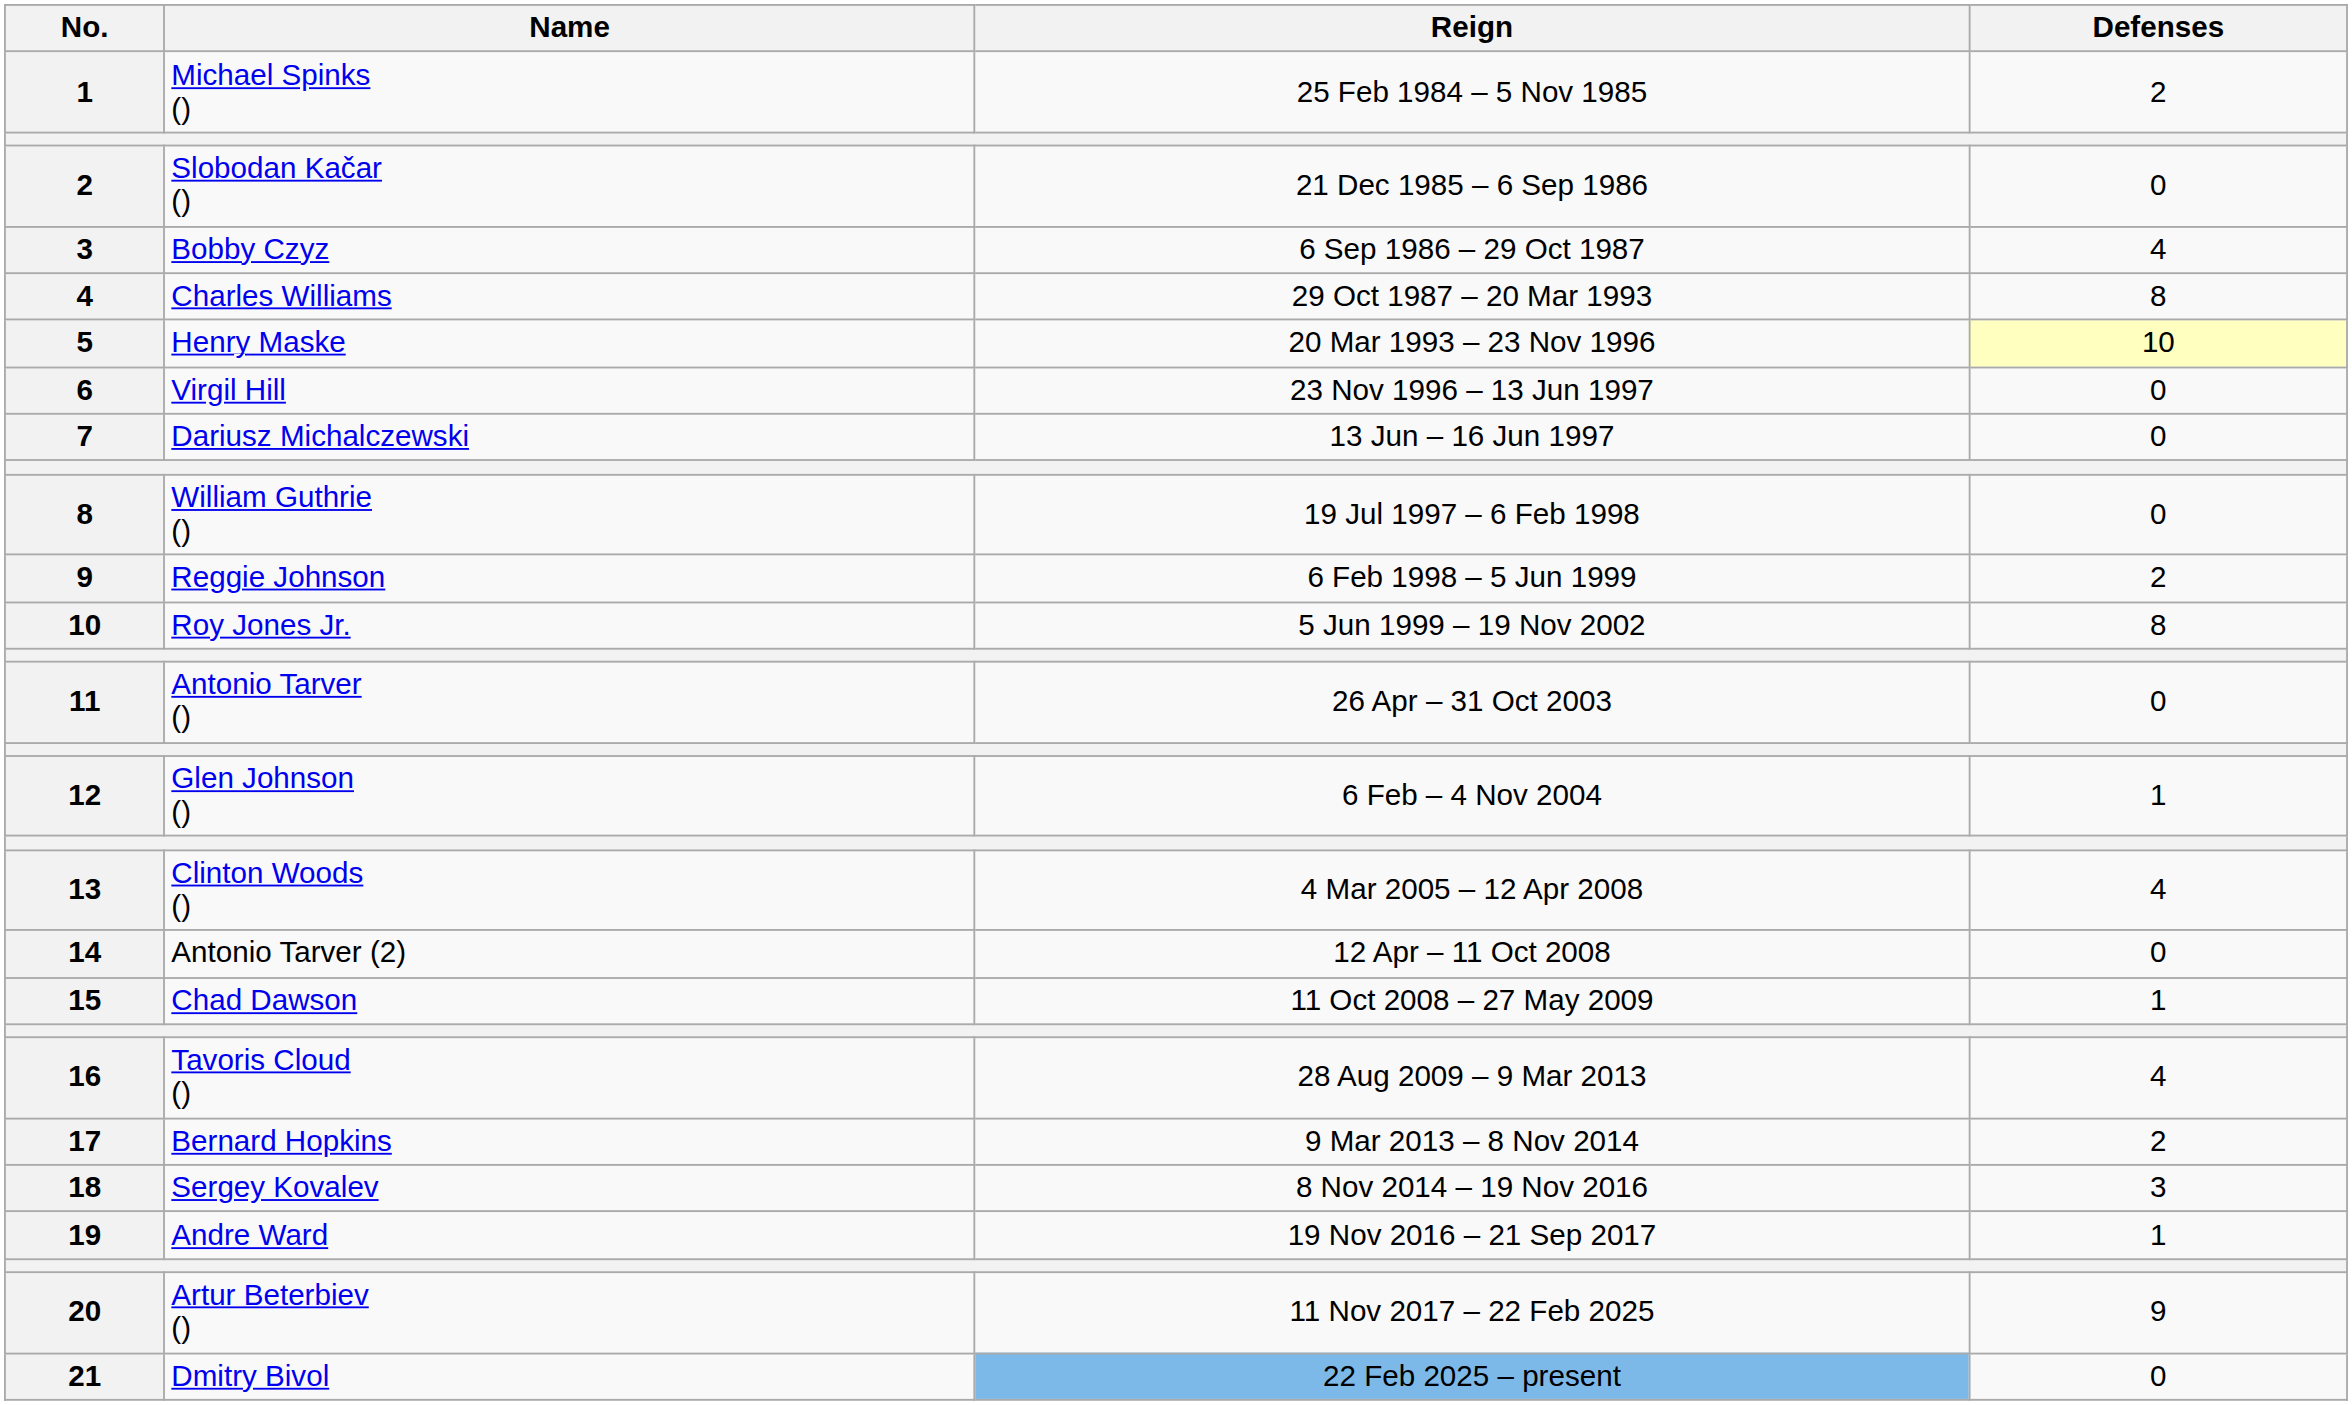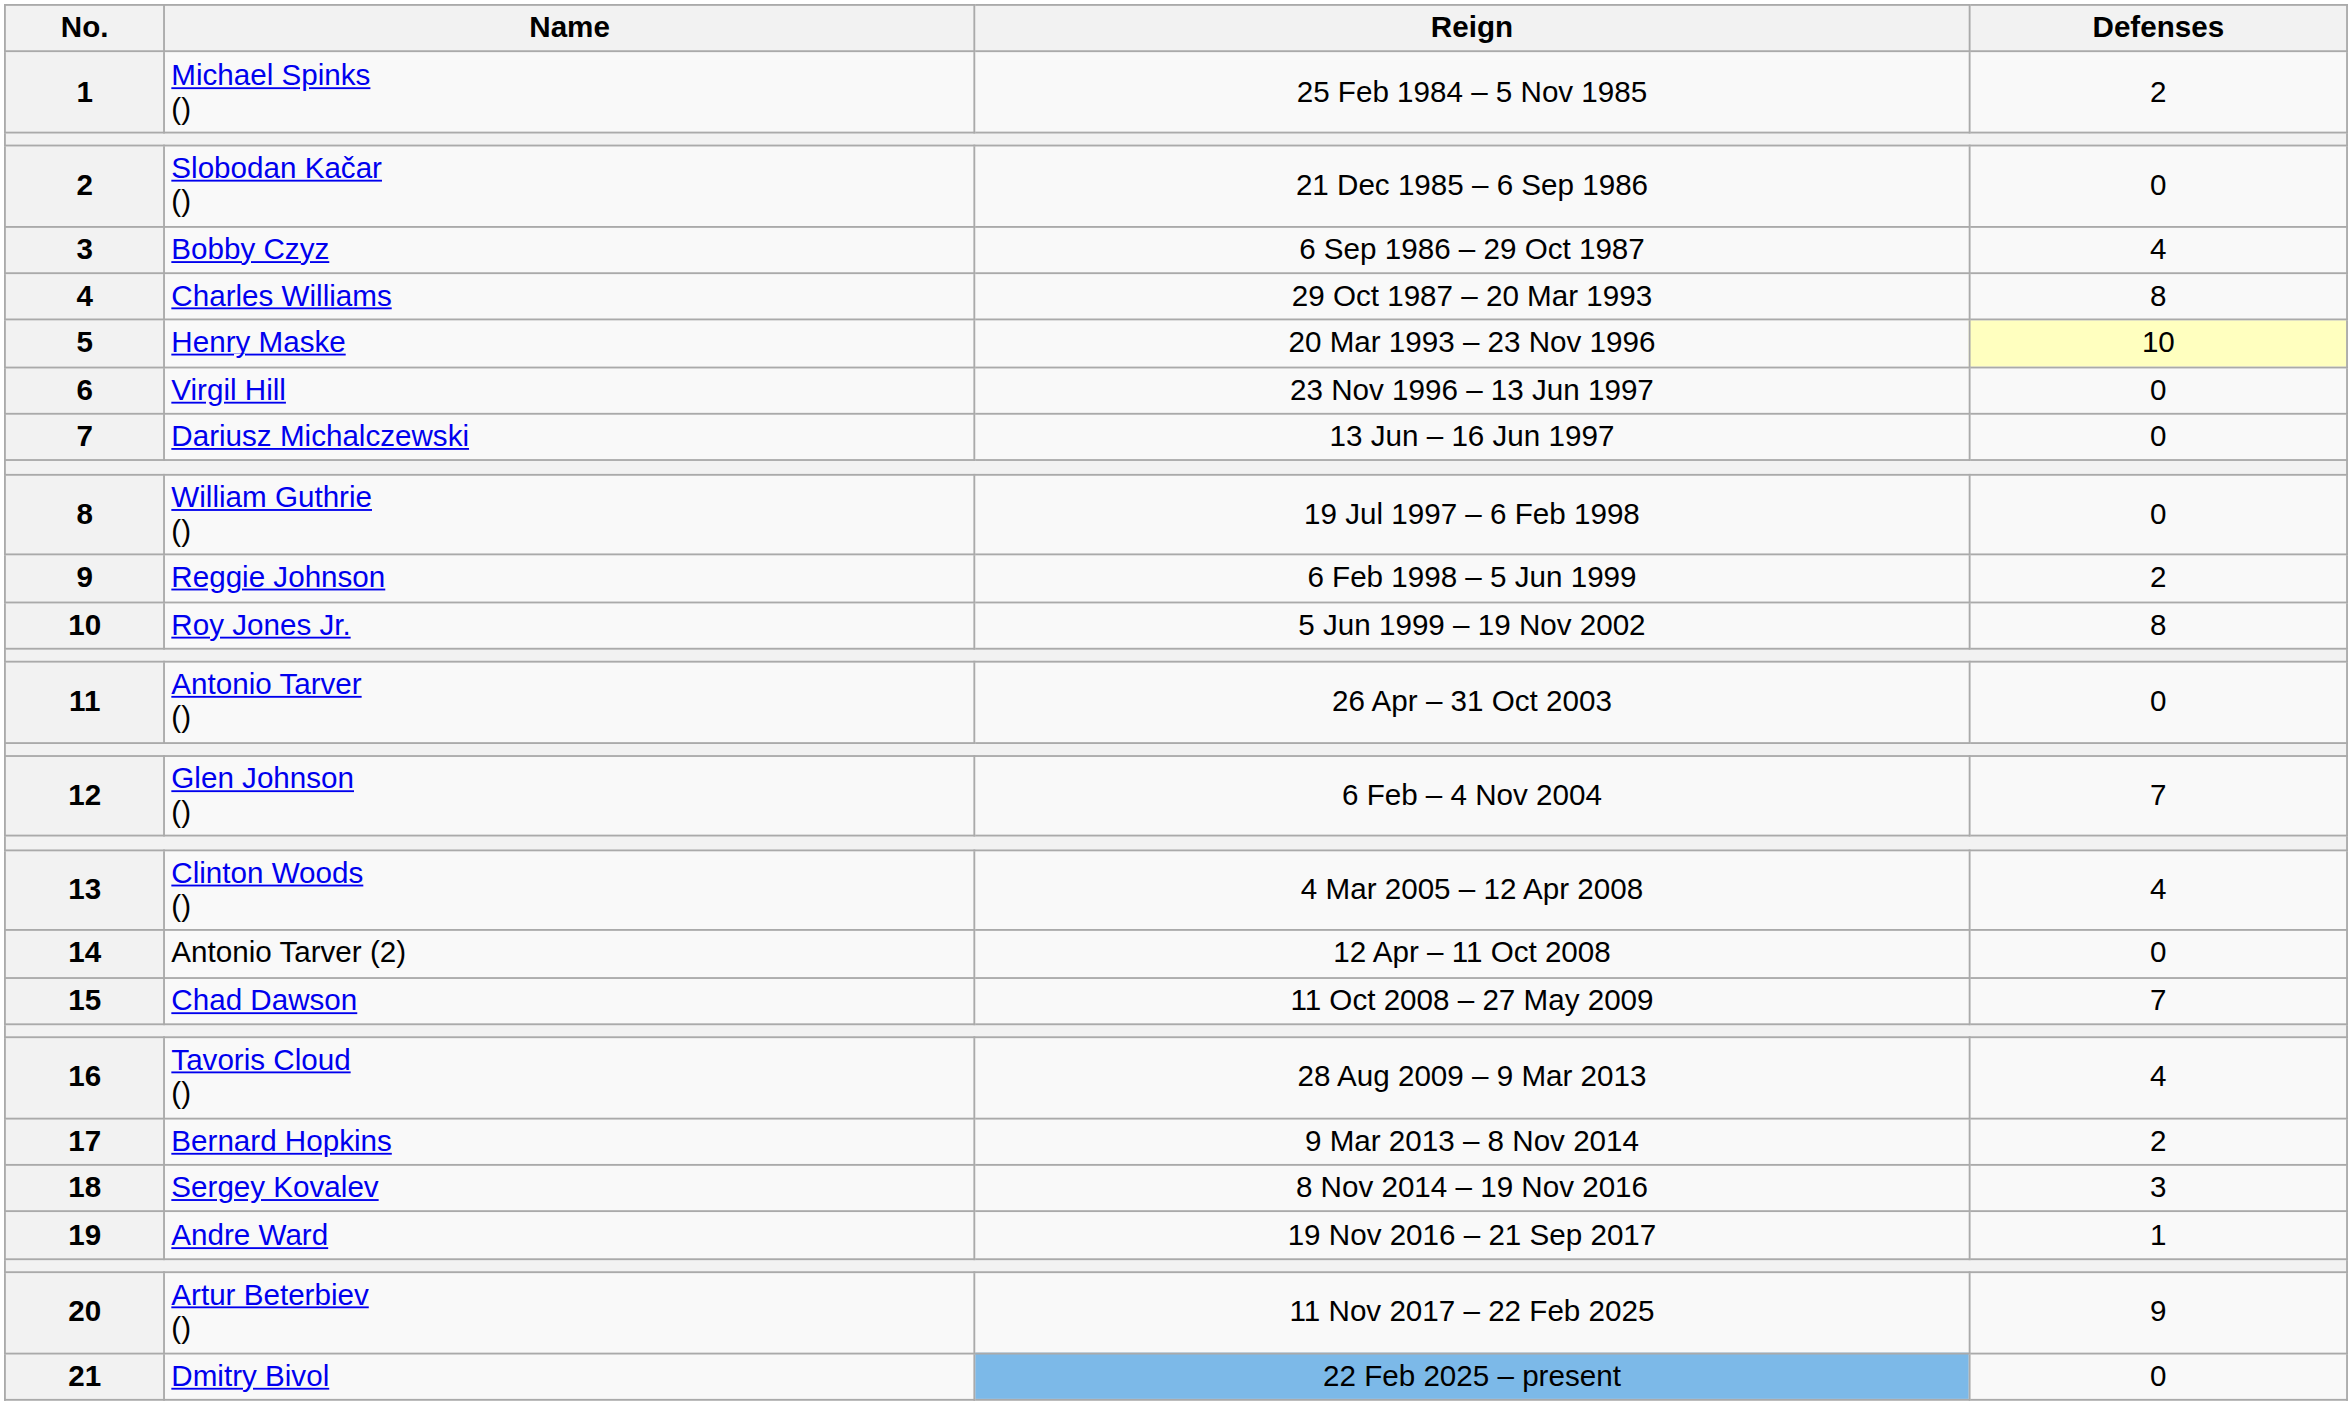(2158, 795) 1 -> (2158, 795) 7
(2158, 1000) 1 -> (2158, 1000) 7
